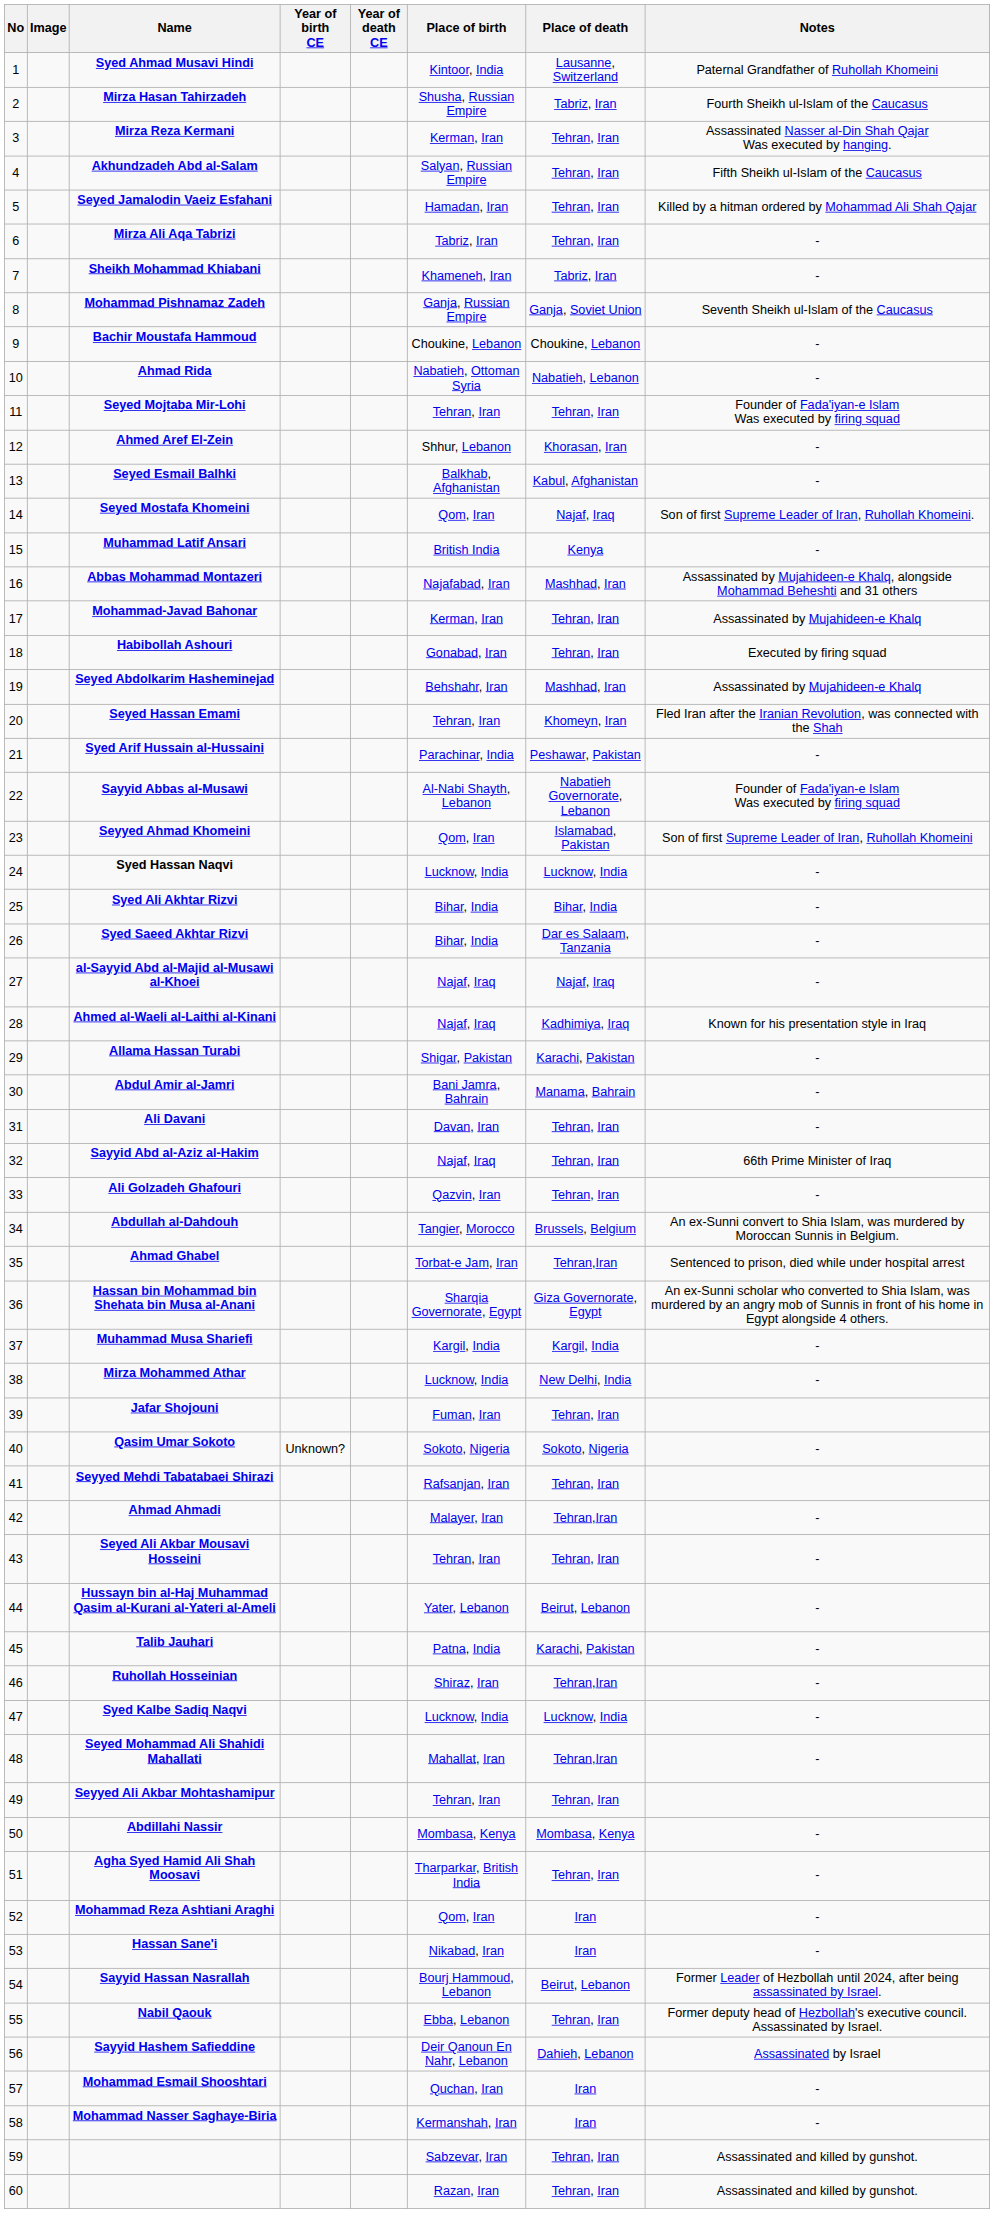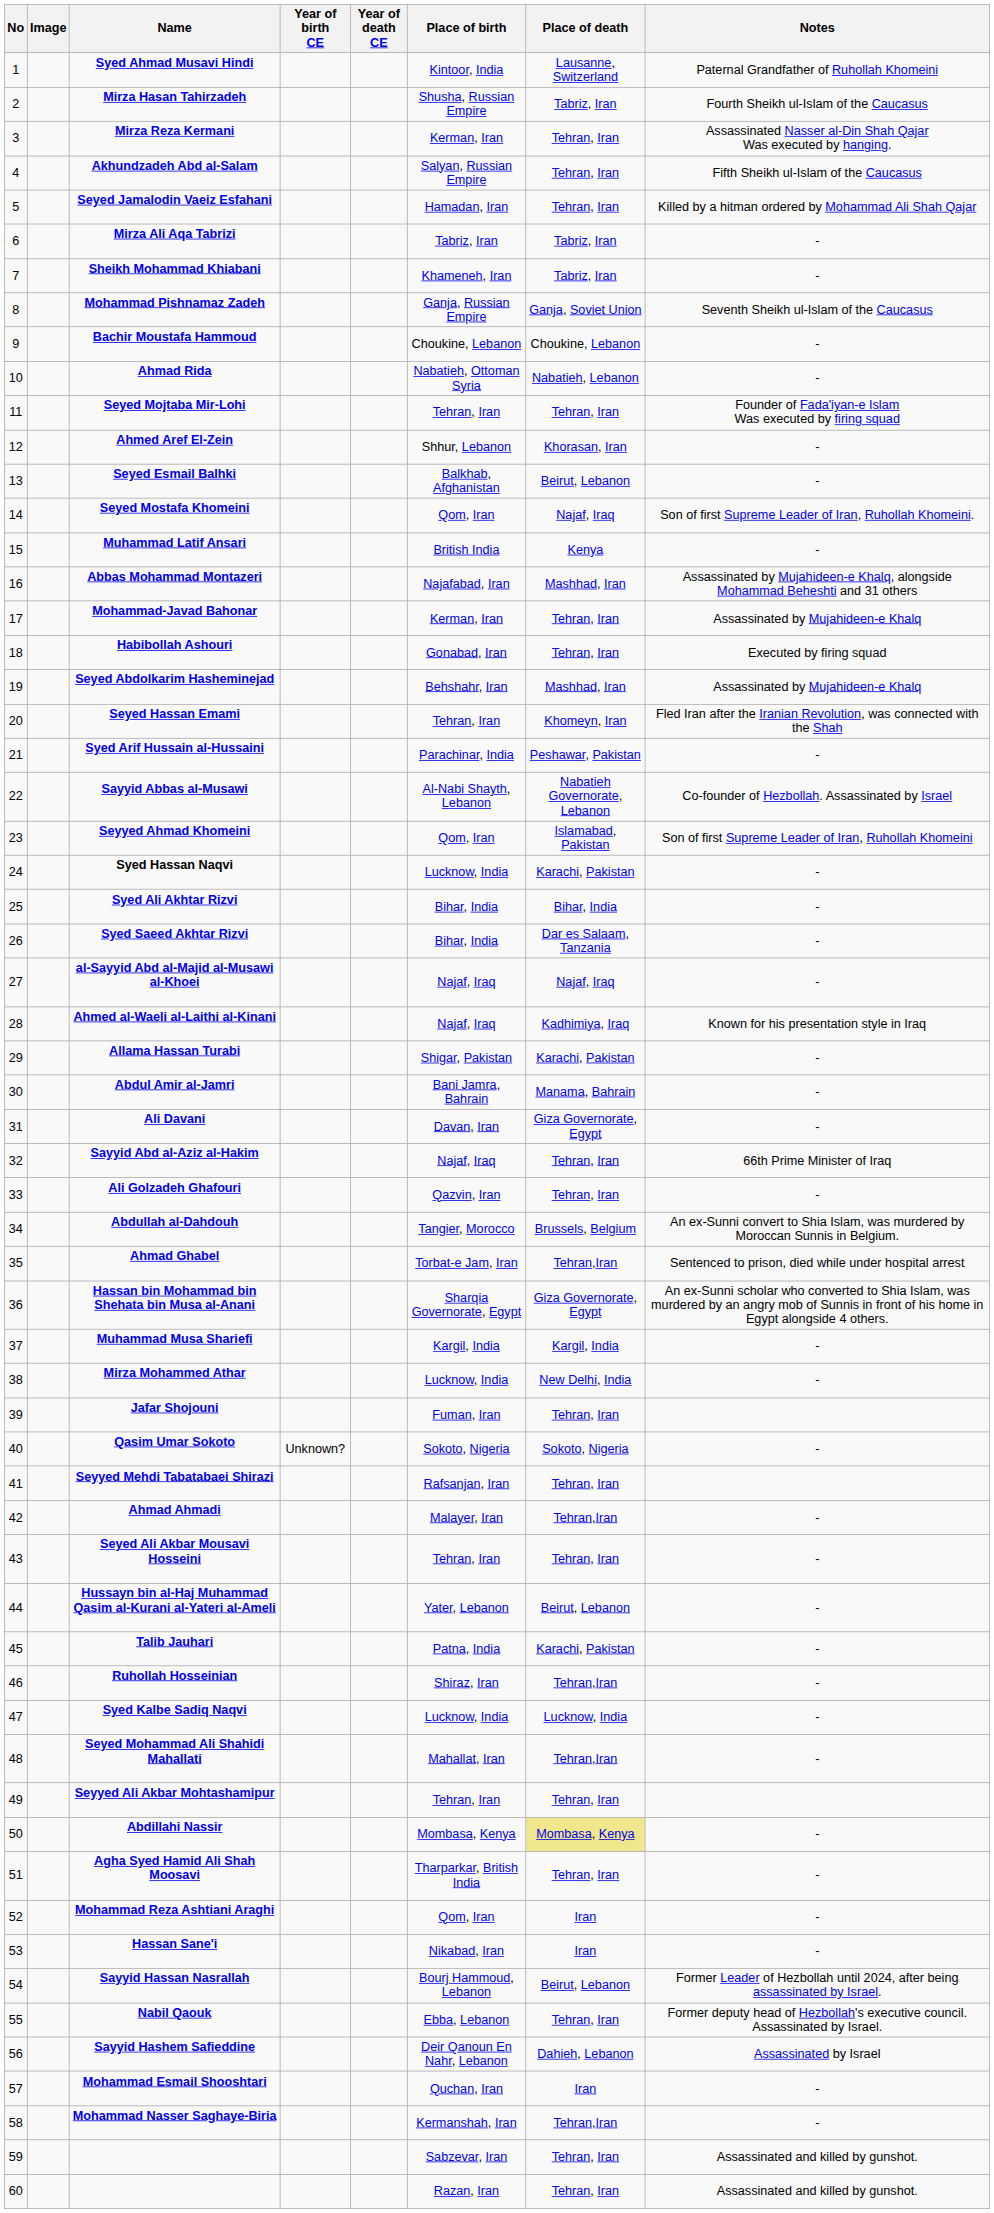(585, 241) Tehran, Iran -> (585, 241) Tabriz, Iran
(585, 481) Kabul, Afghanistan -> (585, 481) Beirut, Lebanon
(817, 796) Founder of Fada'iyan-e Islam Was executed by firing squad -> (817, 796) Co-founder of Hezbollah. Assassinated by Israel
(585, 872) Lucknow, India -> (585, 872) Karachi, Pakistan
(585, 1126) Tehran, Iran -> (585, 1126) Giza Governorate, Egypt
(585, 1834) no background -> (585, 1834) khaki background
(585, 2122) Iran -> (585, 2122) Tehran,Iran
